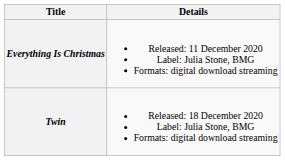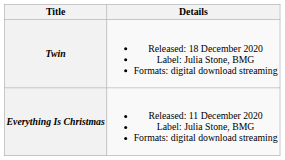rows swapped: (56, 53) <-> (56, 121)
